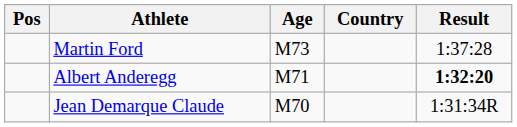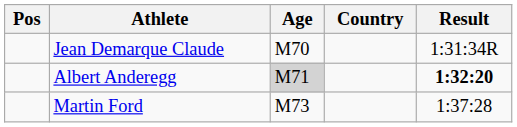rows swapped: (139, 106) <-> (98, 48)
(292, 77) no background -> (292, 77) lightgrey background
